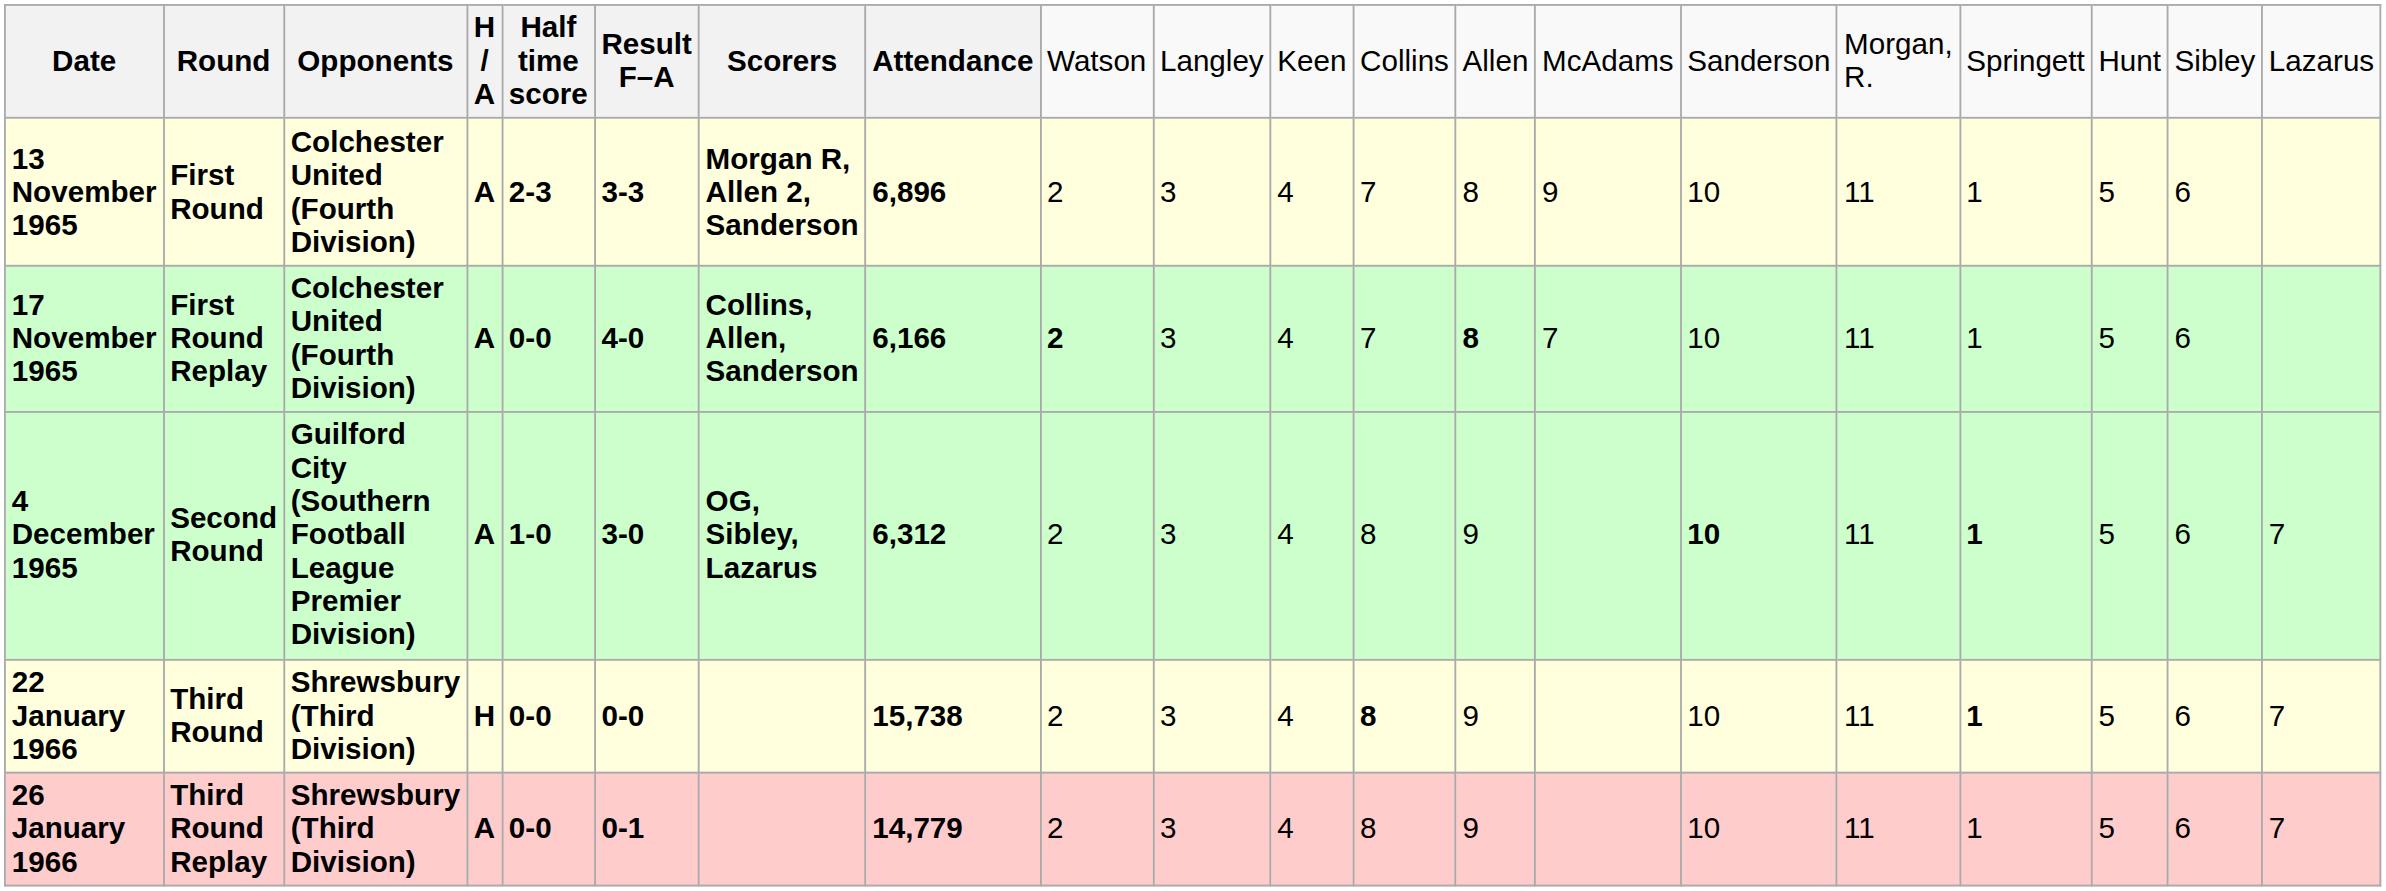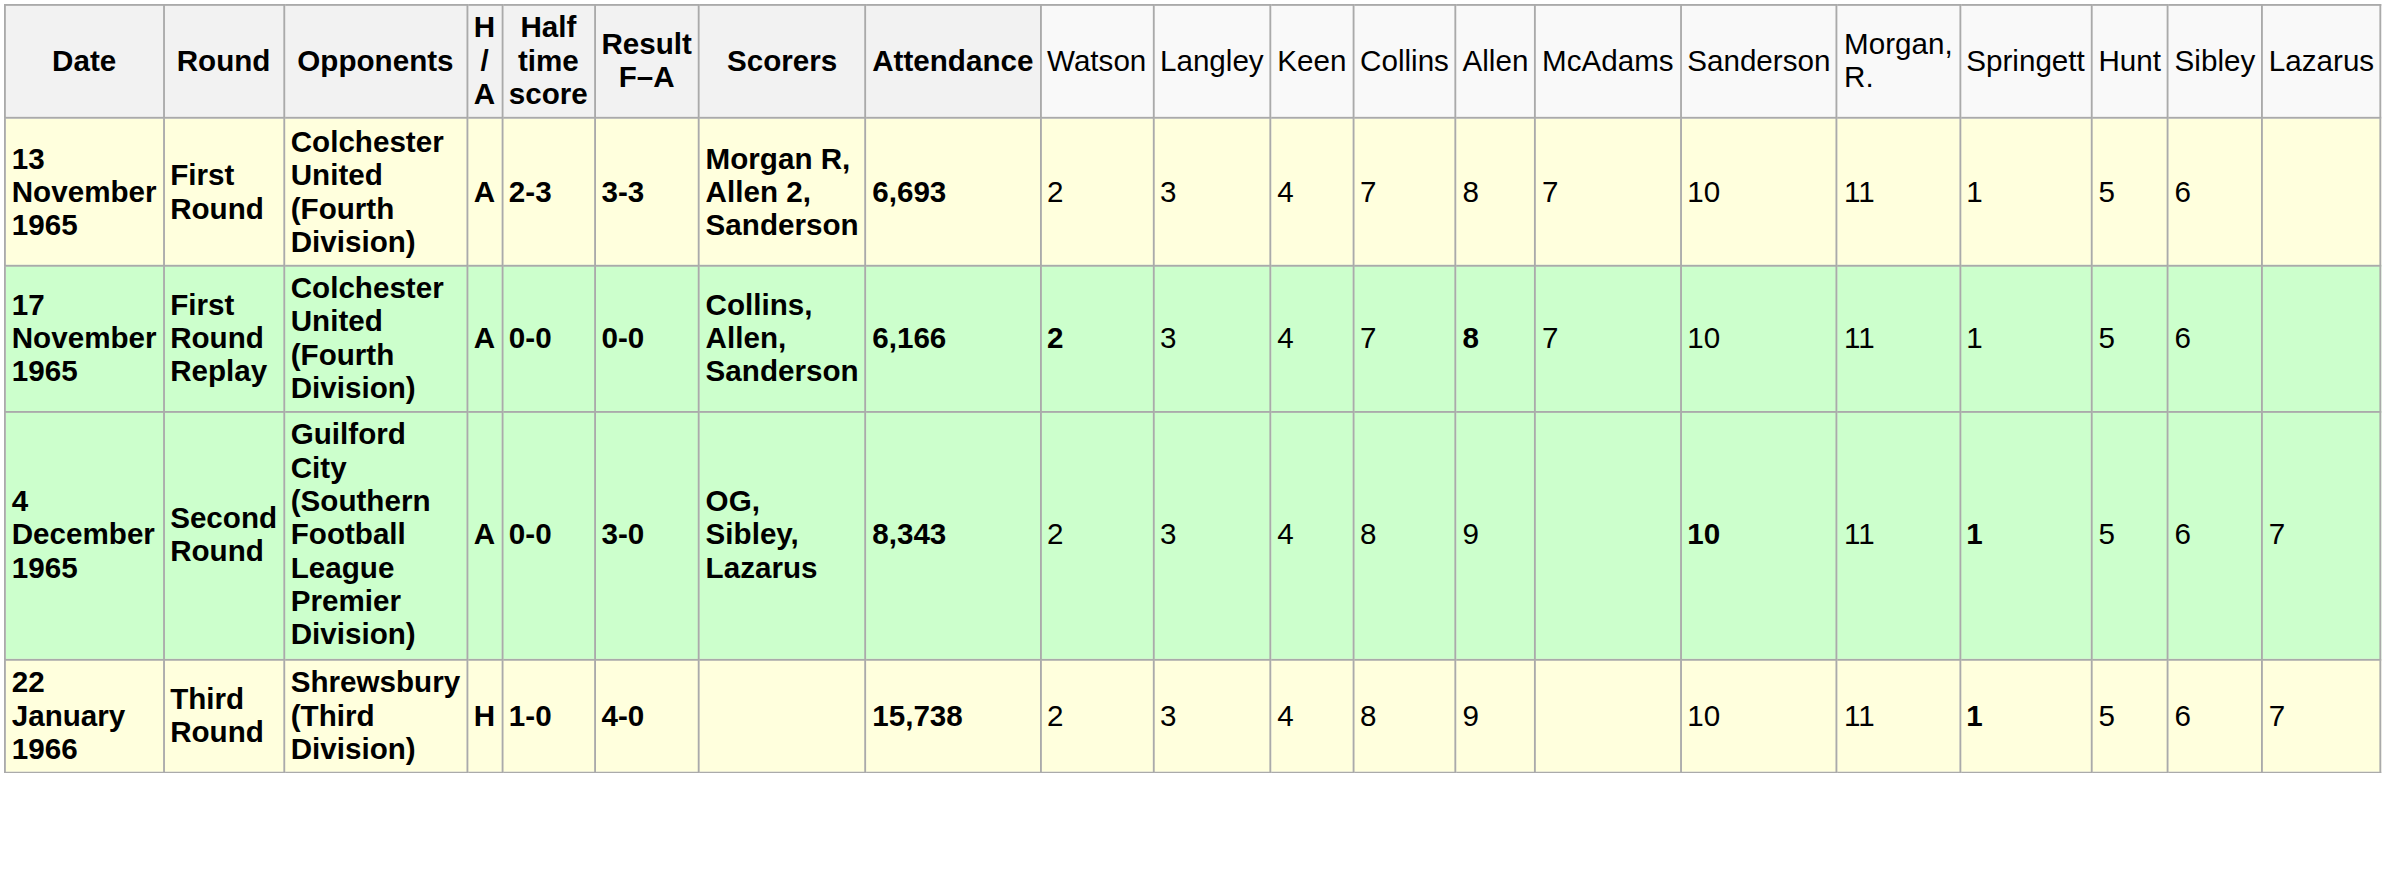(909, 191) 6,896 -> (909, 191) 6,693
(1550, 191) 9 -> (1550, 191) 7
(623, 338) 4-0 -> (623, 338) 0-0
(530, 535) 1-0 -> (530, 535) 0-0
(909, 535) 6,312 -> (909, 535) 8,343
(530, 715) 0-0 -> (530, 715) 1-0
(623, 715) 0-0 -> (623, 715) 4-0
(1368, 715) bold -> (1368, 715) normal
- row: (69, 828)
